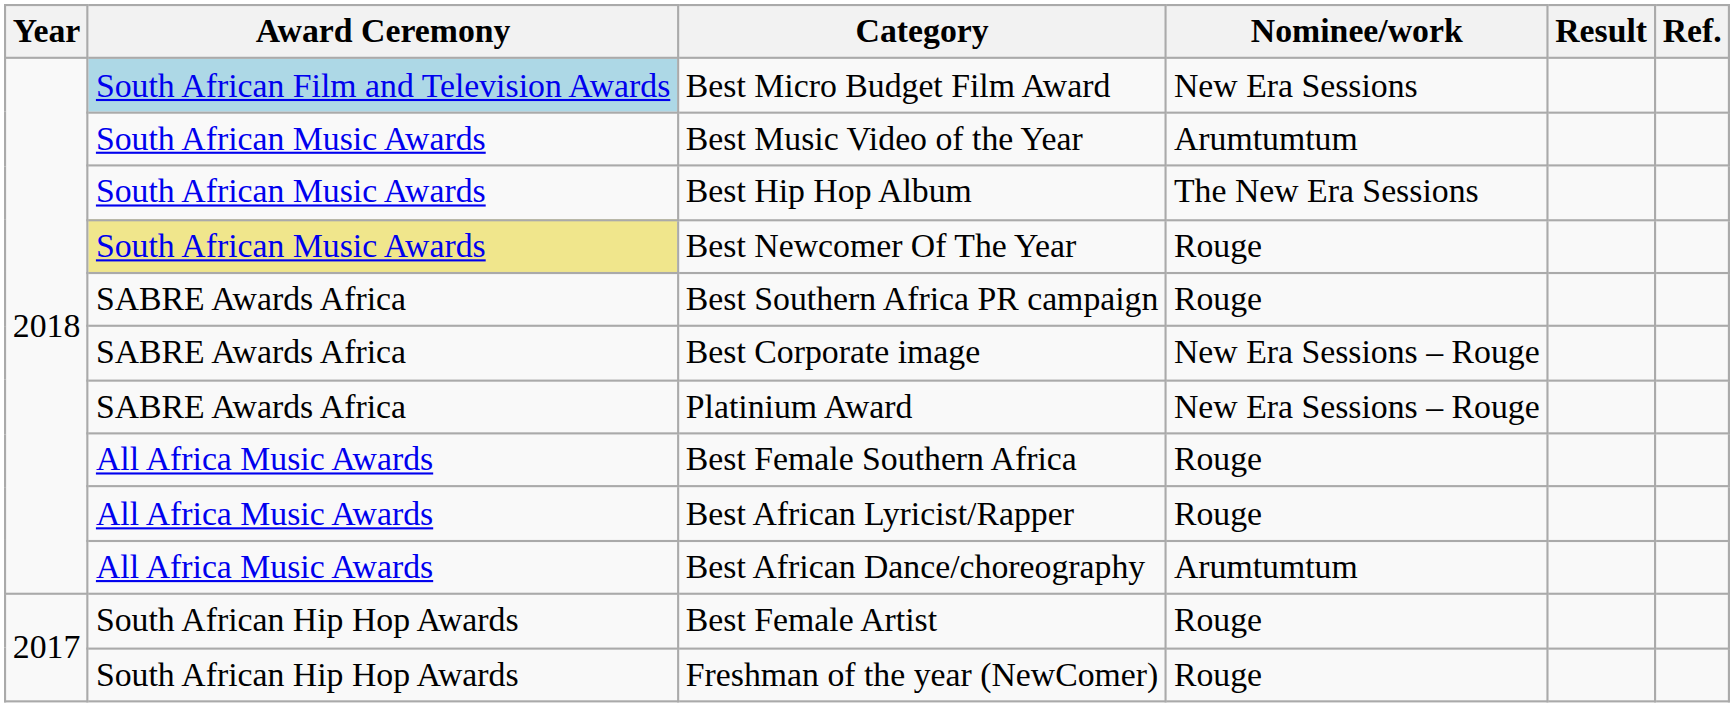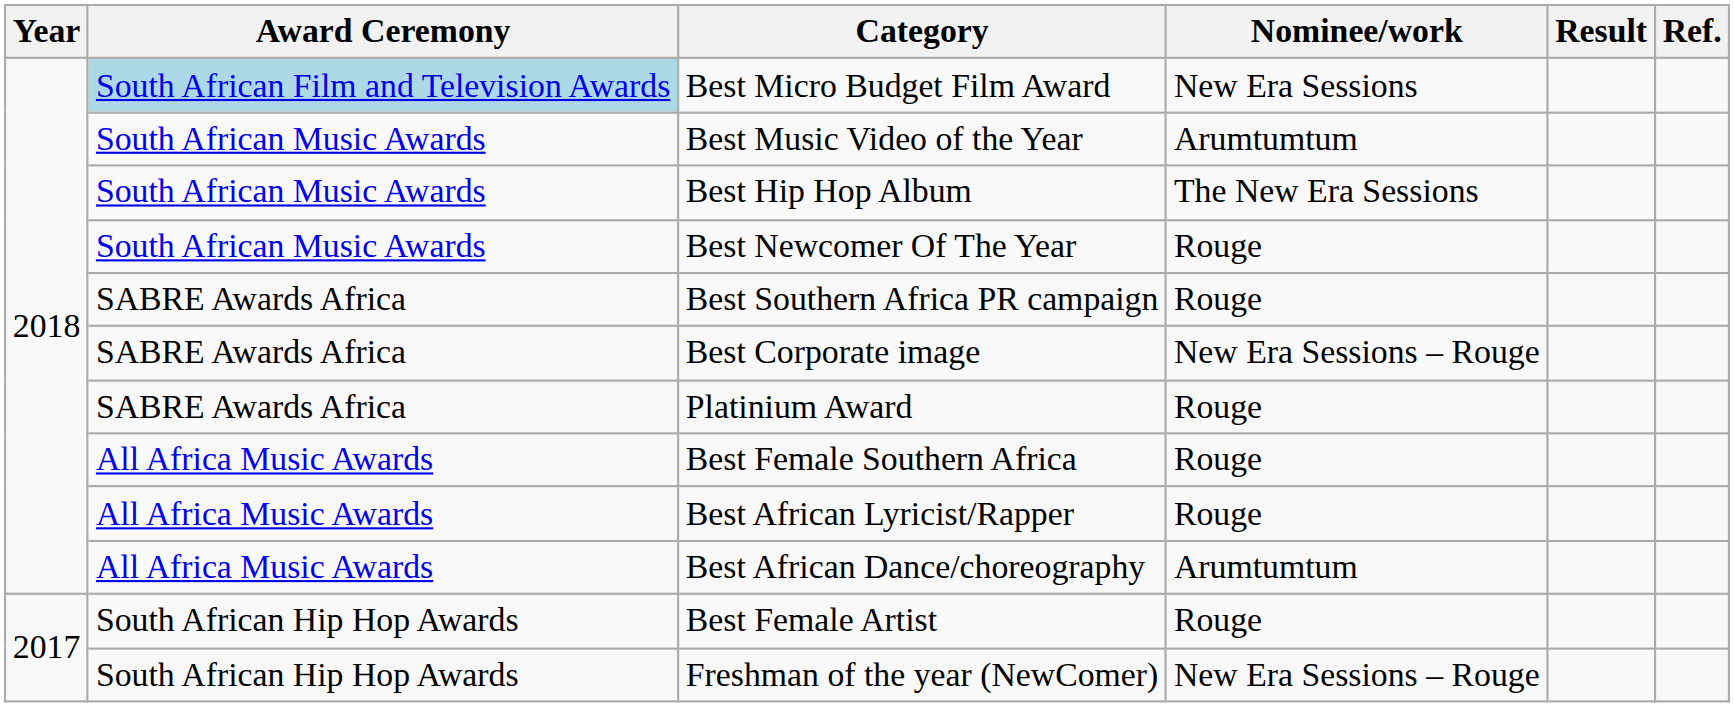(291, 245) khaki background -> (291, 245) no background
(1357, 406) New Era Sessions – Rouge -> (1218, 406) Rouge
(1218, 673) Rouge -> (1357, 673) New Era Sessions – Rouge
